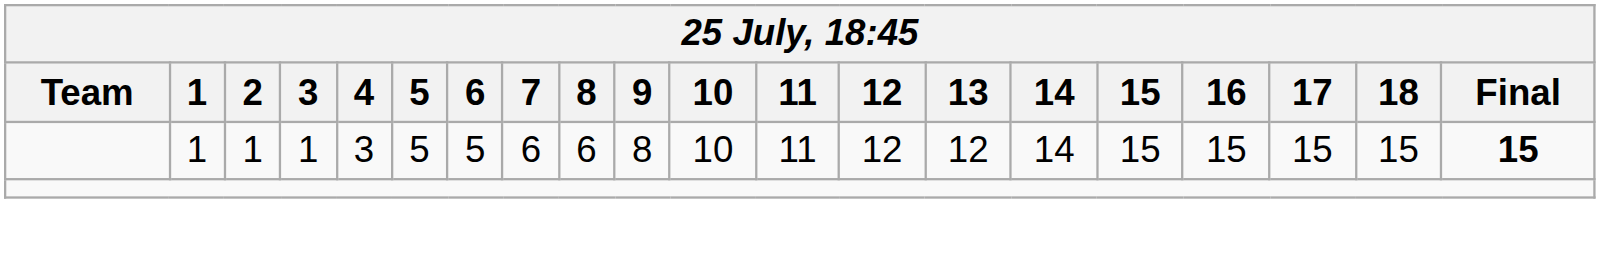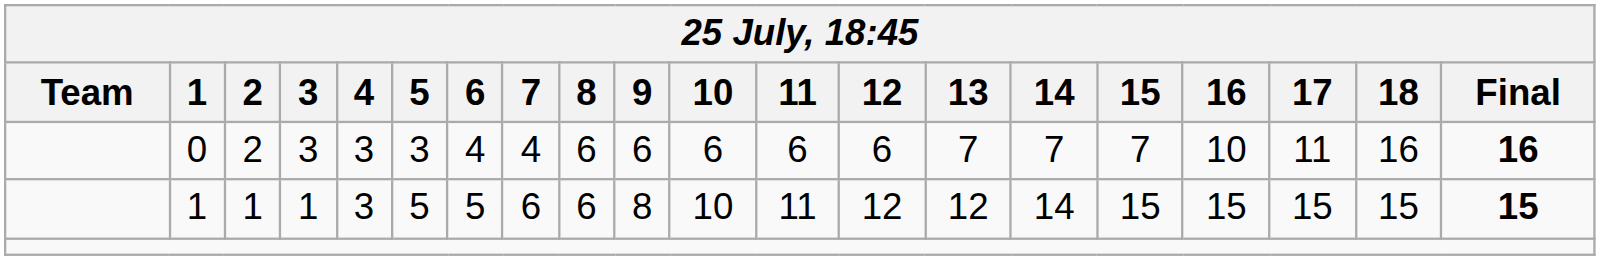+ row: (197, 149)
